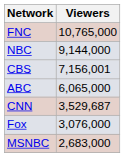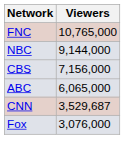(85, 69) 7,156,001 -> (85, 69) 7,156,000
- row: (28, 143)
